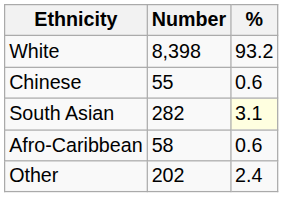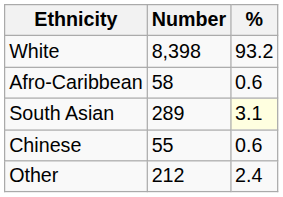rows swapped: (76, 144) <-> (45, 82)
(168, 113) 282 -> (168, 113) 289
(168, 176) 202 -> (168, 176) 212
